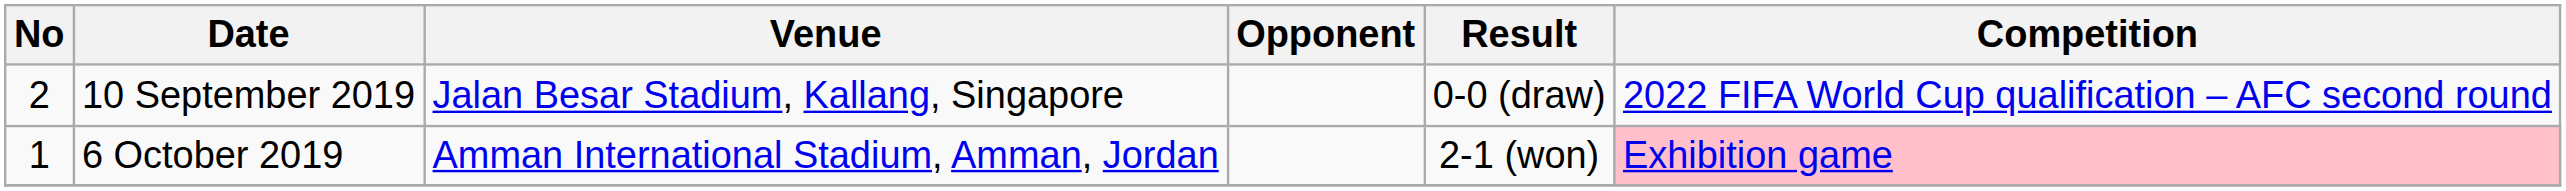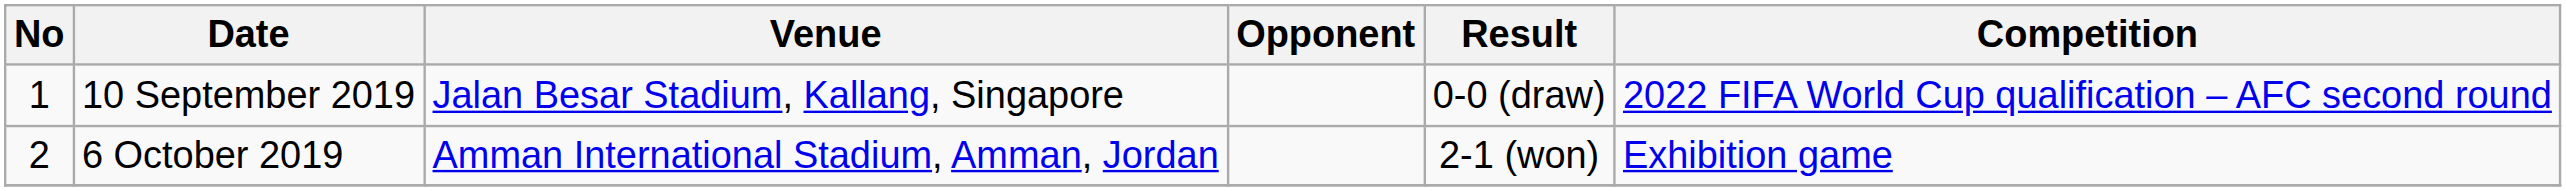(39, 94) 2 -> (39, 94) 1
(39, 154) 1 -> (39, 154) 2
(1758, 154) pink background -> (1758, 154) no background
